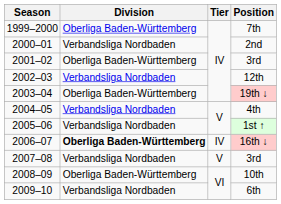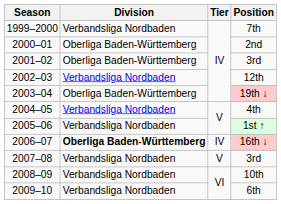(130, 28) Oberliga Baden-Württemberg -> (119, 28) Verbandsliga Nordbaden
(119, 45) Verbandsliga Nordbaden -> (130, 45) Oberliga Baden-Württemberg
(130, 175) Oberliga Baden-Württemberg -> (119, 175) Verbandsliga Nordbaden
